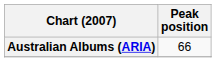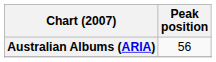(185, 47) 66 -> (185, 47) 56
